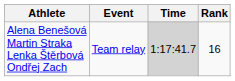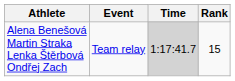(214, 49) 16 -> (214, 49) 15
